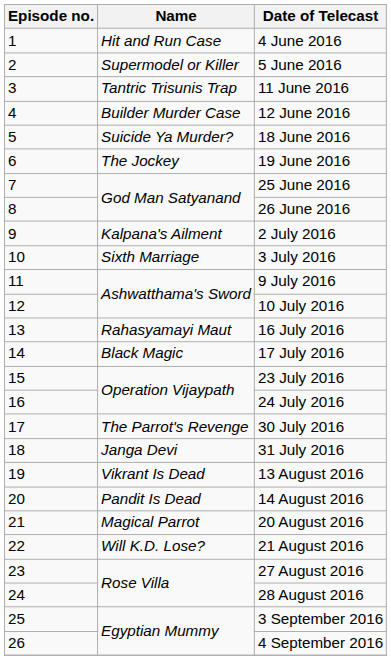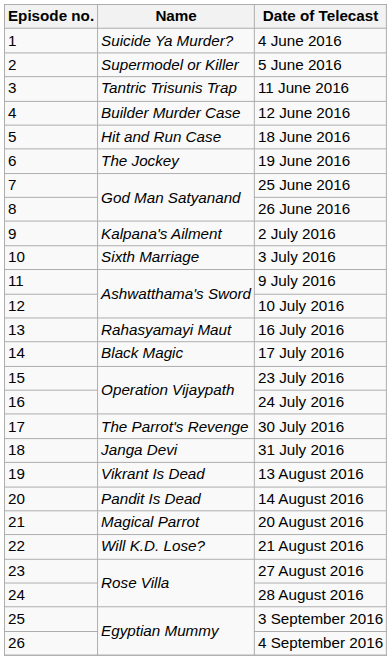(161, 40) Hit and Run Case -> (167, 40) Suicide Ya Murder?
(167, 137) Suicide Ya Murder? -> (161, 137) Hit and Run Case
